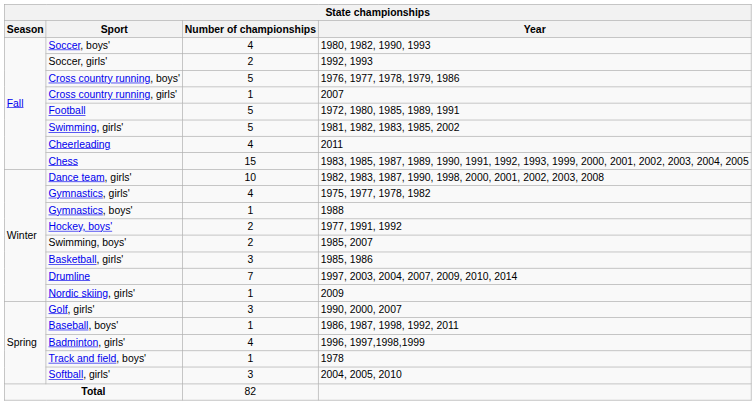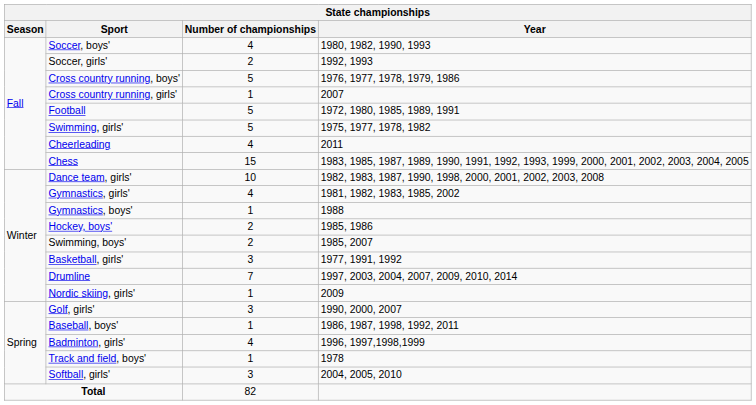(390, 128) 1981, 1982, 1983, 1985, 2002 -> (376, 128) 1975, 1977, 1978, 1982
(376, 194) 1975, 1977, 1978, 1982 -> (390, 194) 1981, 1982, 1983, 1985, 2002
(361, 227) 1977, 1991, 1992 -> (347, 227) 1985, 1986
(347, 260) 1985, 1986 -> (361, 260) 1977, 1991, 1992
